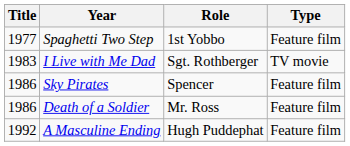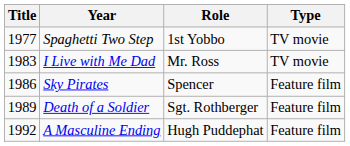(306, 38) Feature film -> (299, 38) TV movie
(213, 61) Sgt. Rothberger -> (193, 61) Mr. Ross
(22, 107) 1986 -> (22, 107) 1989
(193, 107) Mr. Ross -> (213, 107) Sgt. Rothberger
